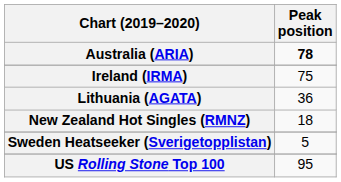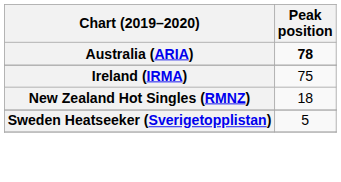- row: (140, 98)
- row: (140, 165)
